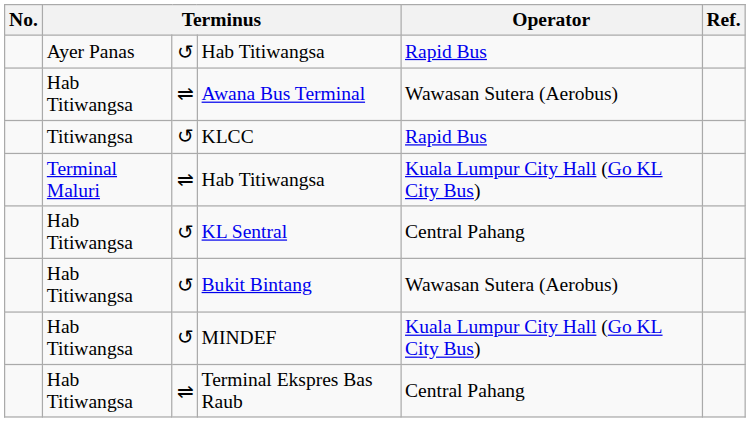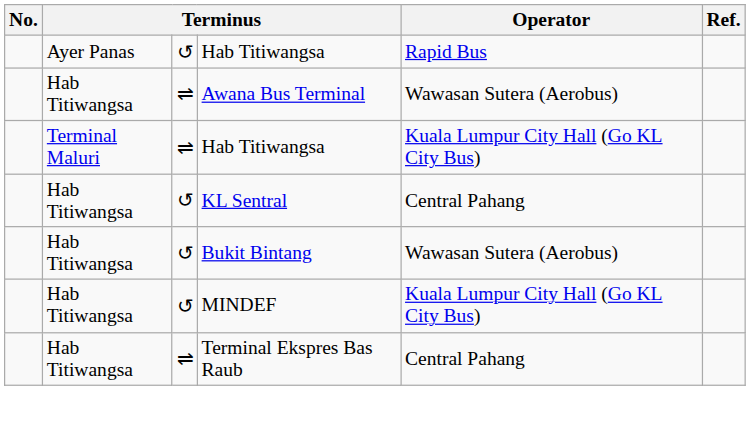- row: (90, 136)
